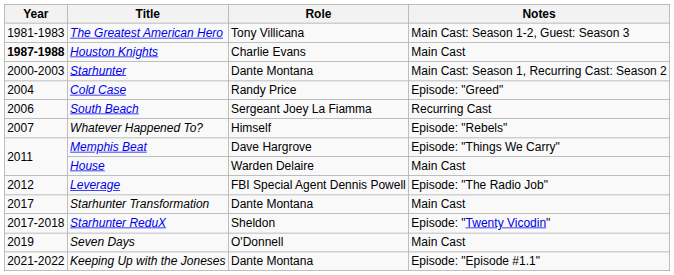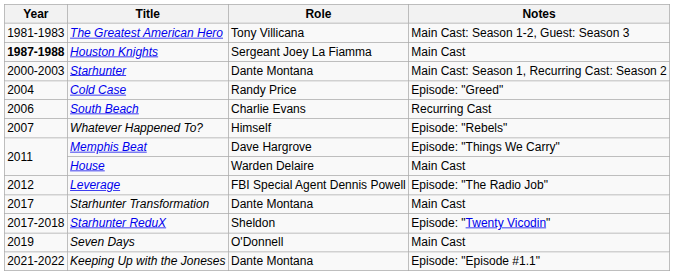(268, 52) Charlie Evans -> (301, 52) Sergeant Joey La Fiamma
(301, 109) Sergeant Joey La Fiamma -> (268, 109) Charlie Evans
